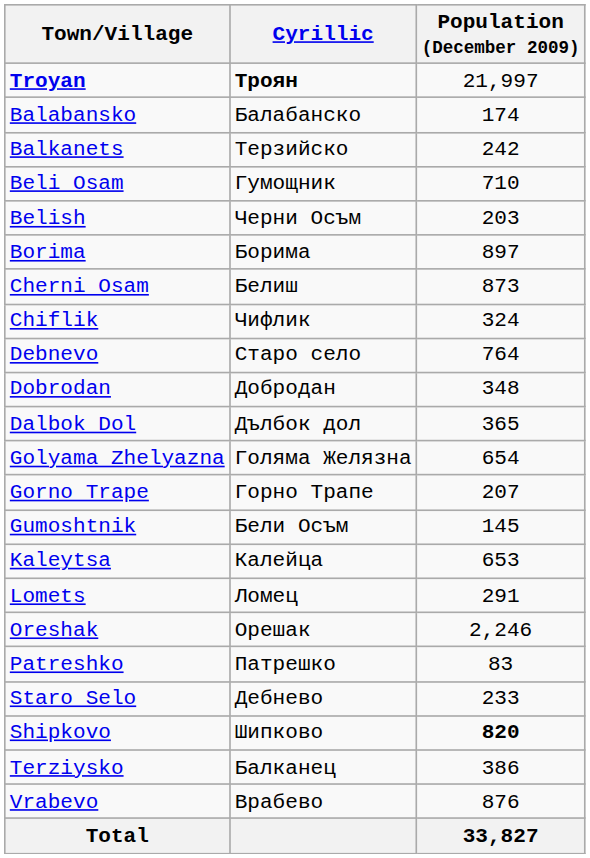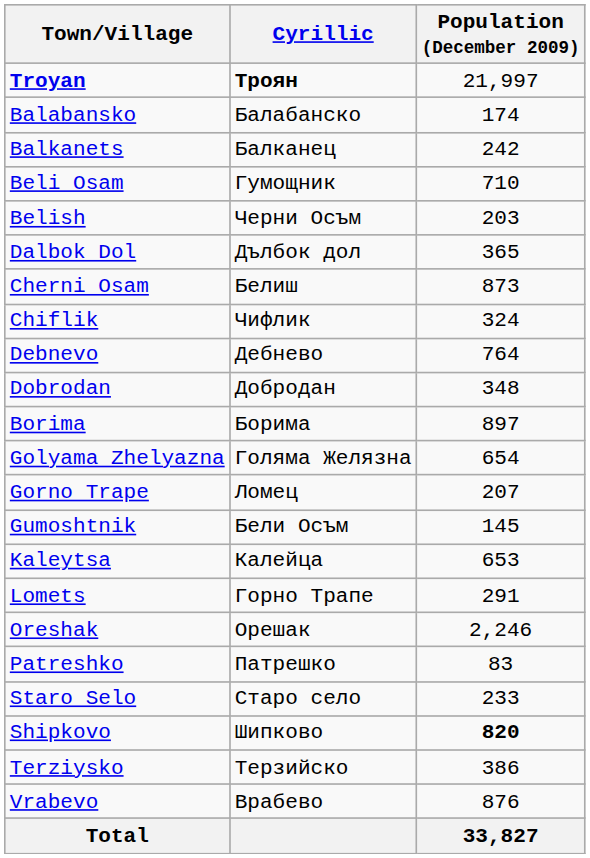(292, 149) Терзийско -> (285, 149) Балканец
rows swapped: (48, 252) <-> (73, 424)
(298, 355) Старо село -> (279, 355) Дебнево
(304, 492) Горно Трапе -> (266, 492) Ломец
(266, 595) Ломец -> (304, 595) Горно Трапе
(279, 698) Дебнево -> (298, 698) Старо село
(285, 767) Балканец -> (292, 767) Терзийско
